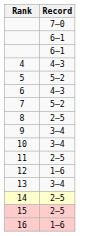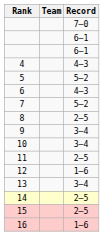+ column: (52, 11)
